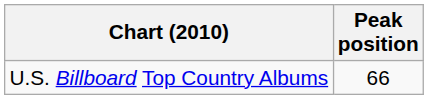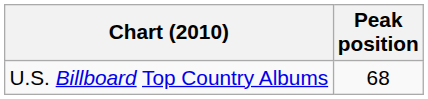(378, 77) 66 -> (378, 77) 68
